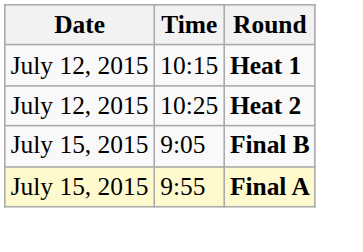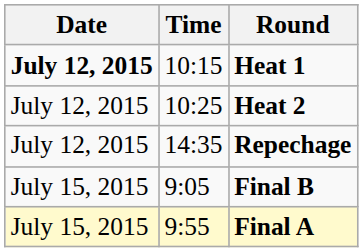(80, 65) normal -> (82, 65) bold
+ row: (293, 145)
